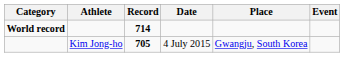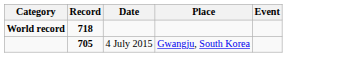- column: (96, 12)
(143, 28) 714 -> (85, 28) 718
